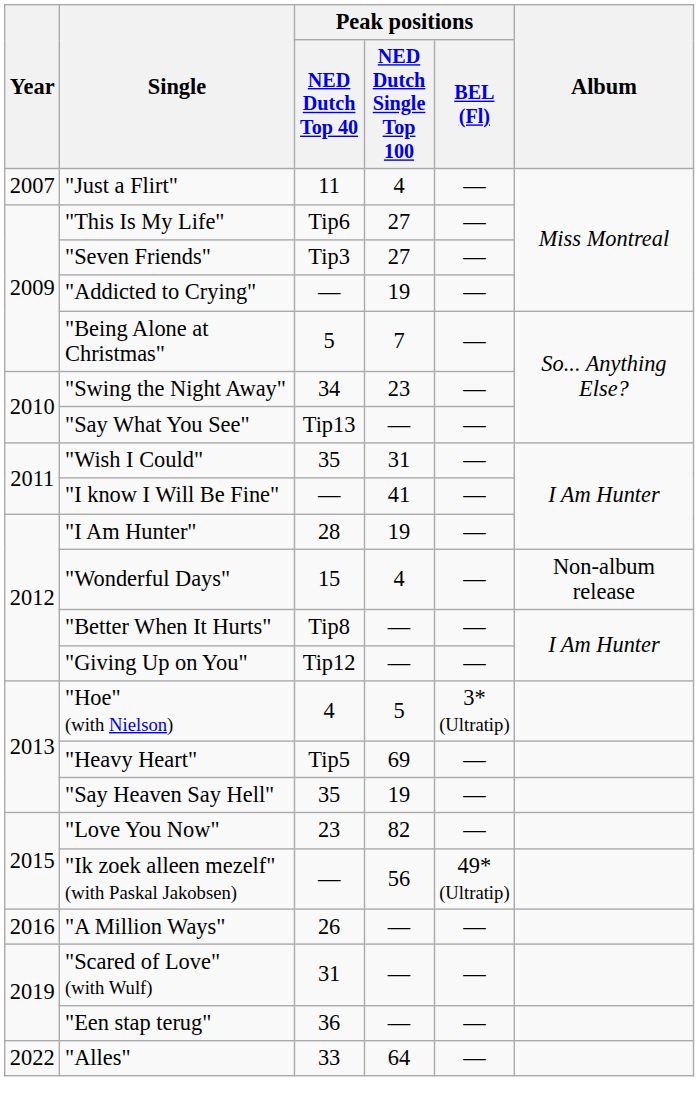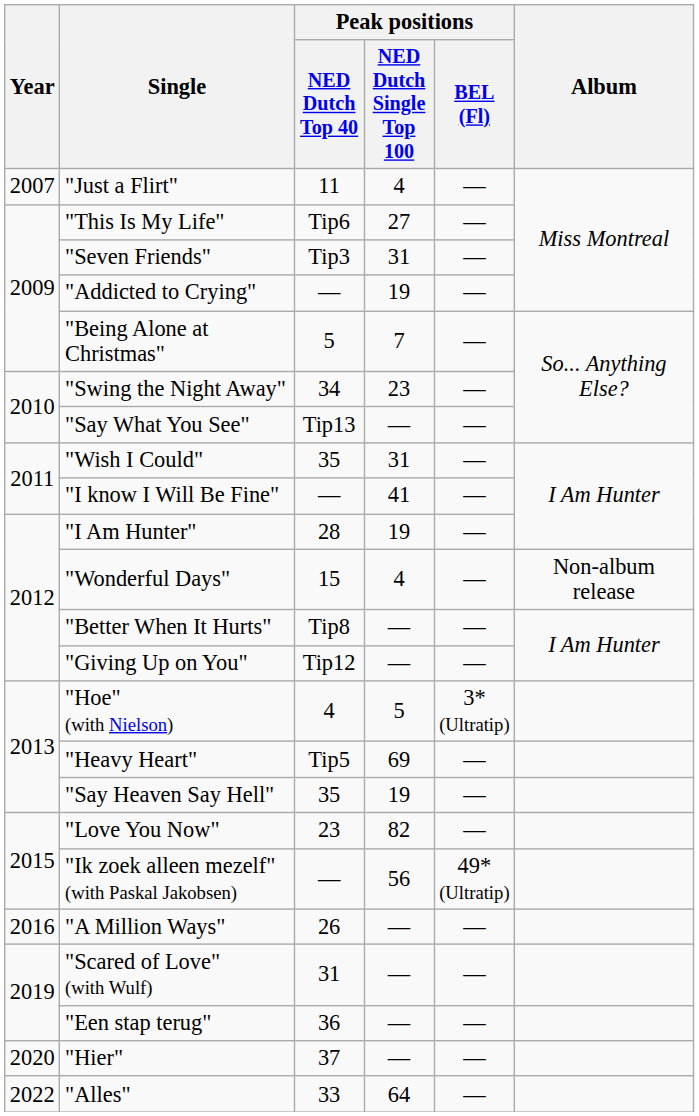(399, 257) 27 -> (399, 257) 31
+ row: (94, 1058)
